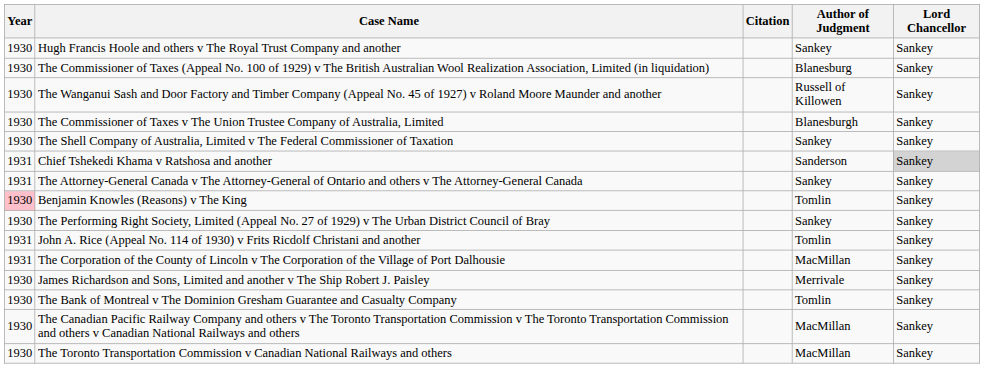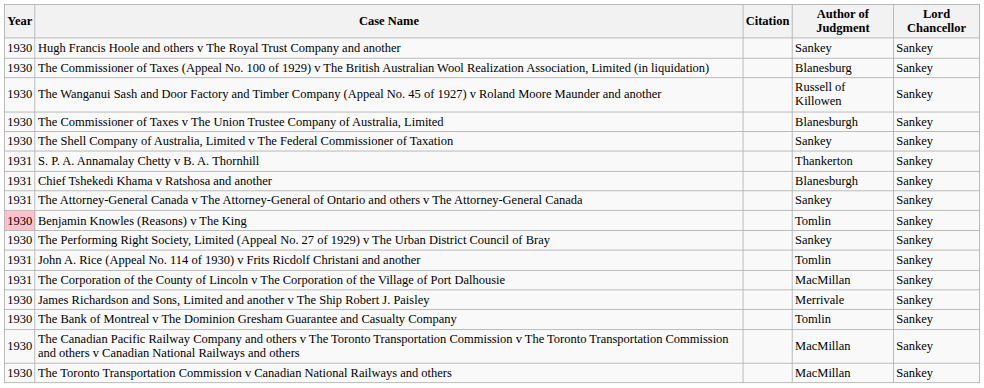+ row: (149, 161)
(821, 161) Sanderson -> (827, 181) Blanesburgh
(915, 161) lightgrey background -> (915, 181) no background
